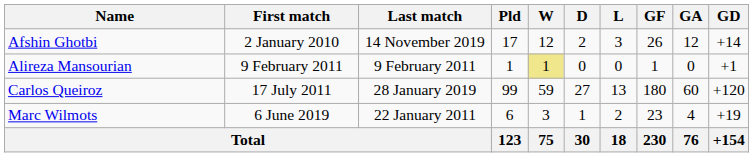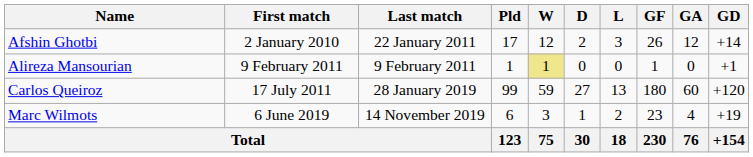(425, 41) 14 November 2019 -> (425, 41) 22 January 2011
(425, 115) 22 January 2011 -> (425, 115) 14 November 2019
